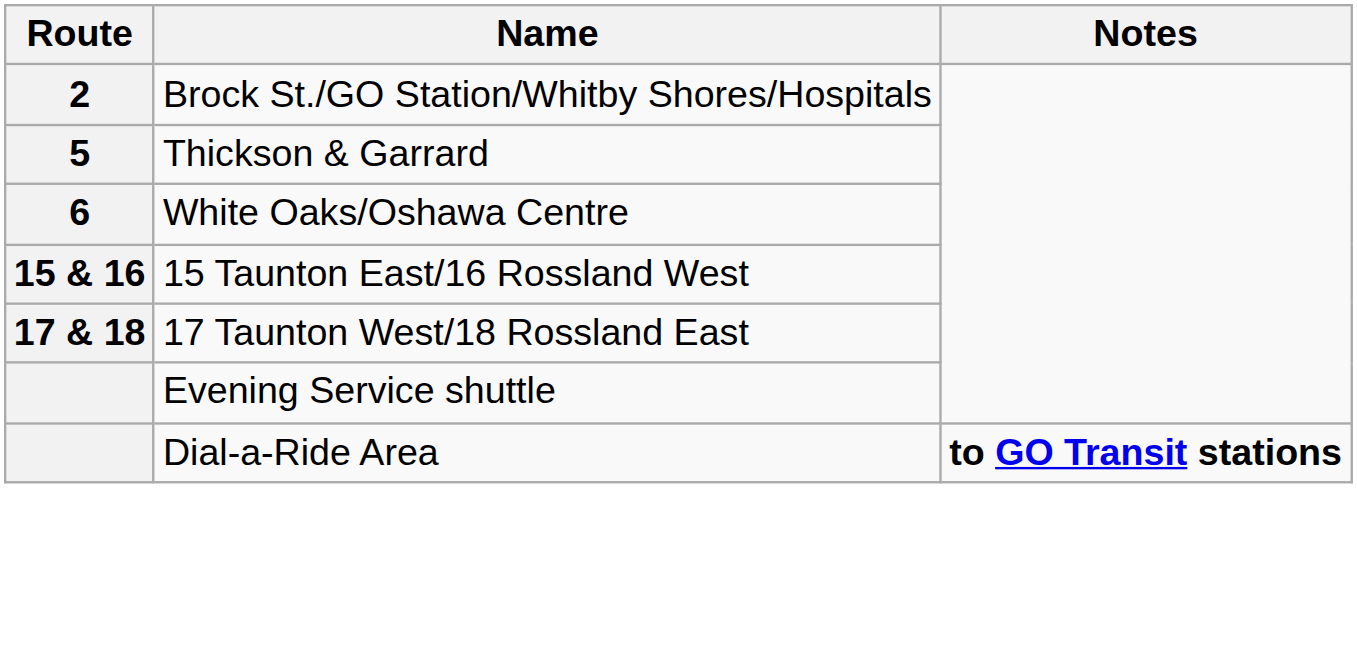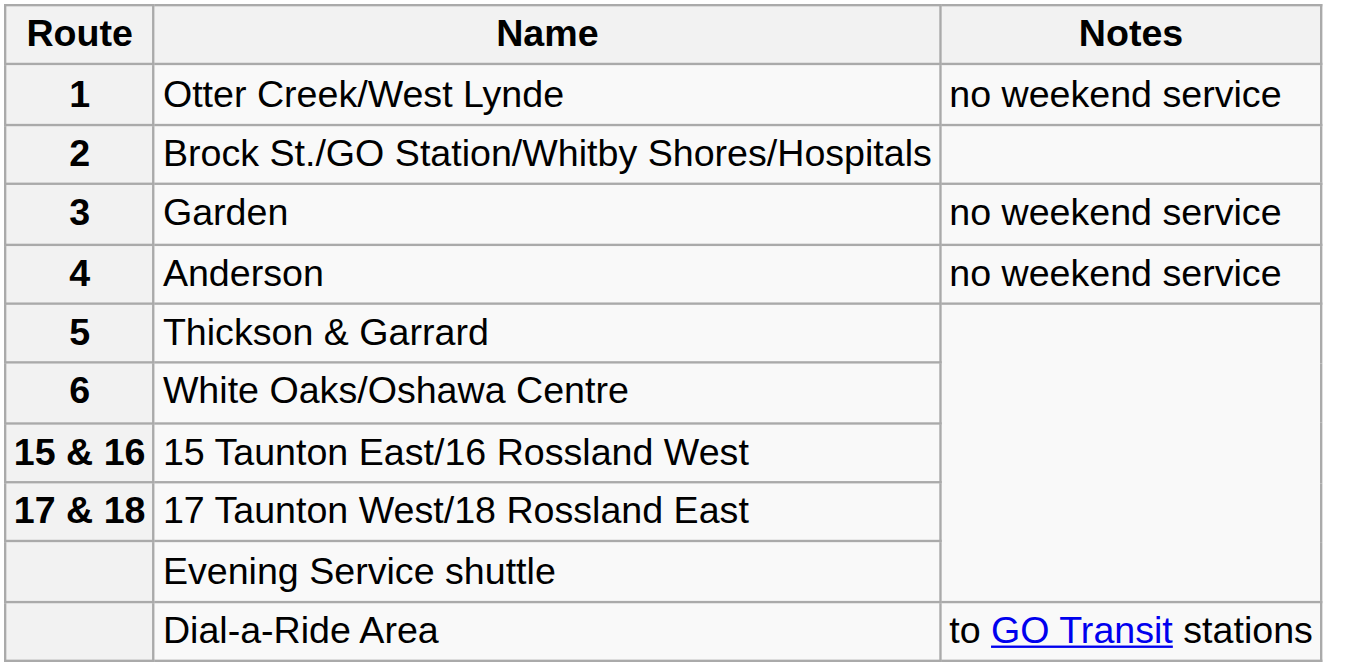+ row: (363, 93)
+ row: (226, 213)
+ row: (243, 272)
(1146, 451) bold -> (1131, 630) normal
